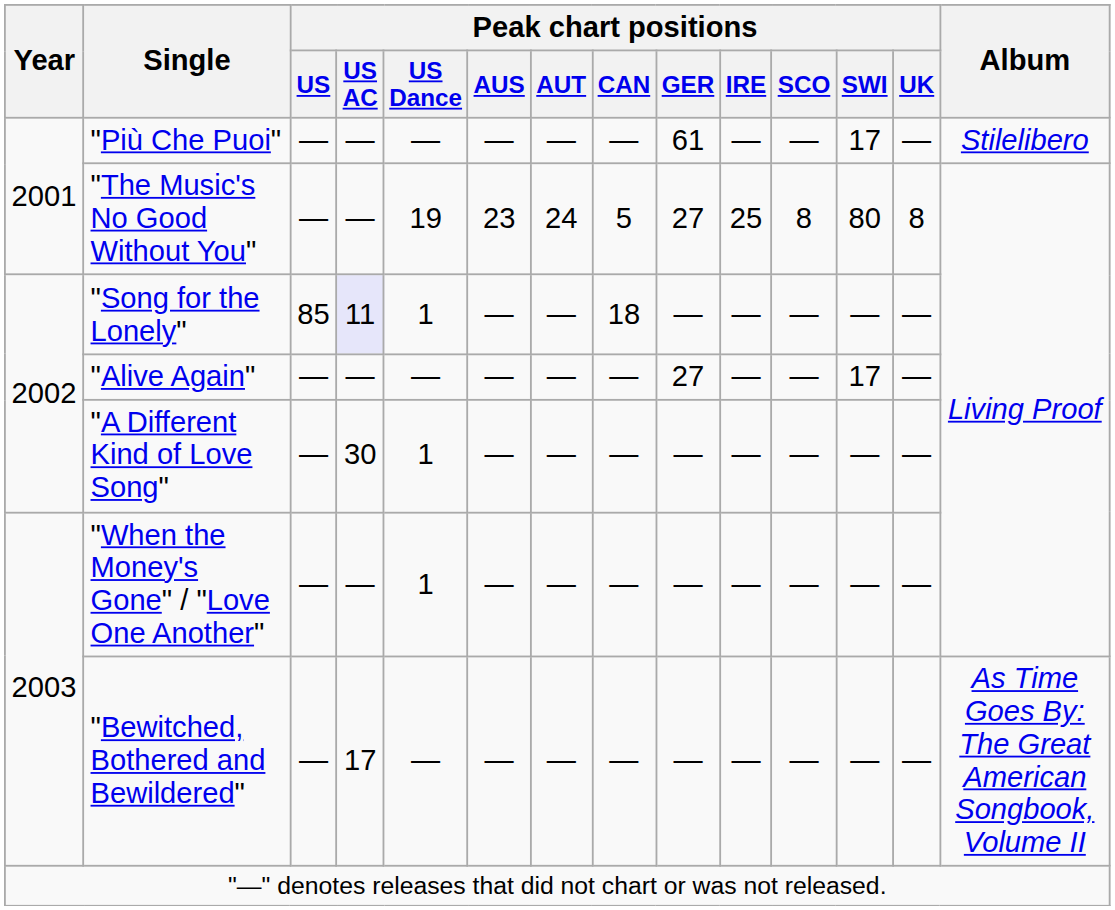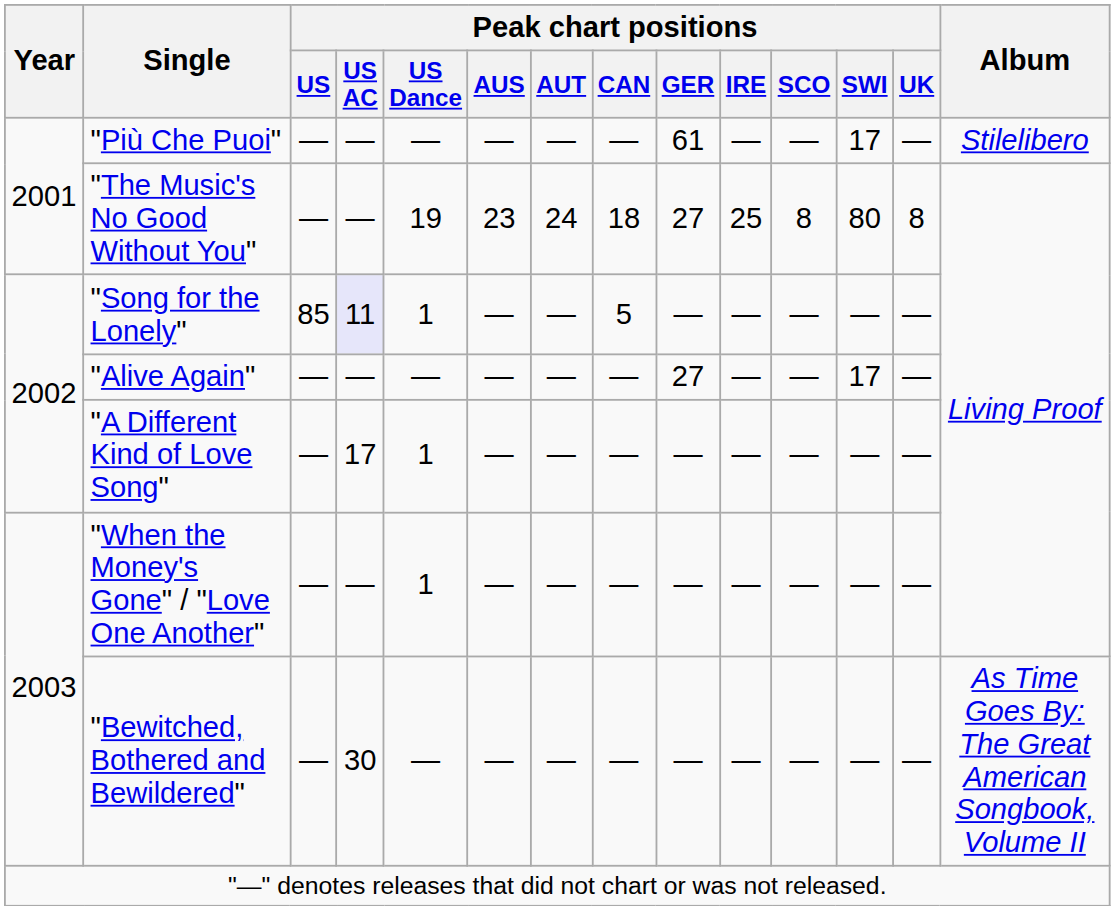(624, 218) 5 -> (624, 218) 18
(624, 314) 18 -> (624, 314) 5
(360, 455) 30 -> (360, 455) 17
(360, 760) 17 -> (360, 760) 30
